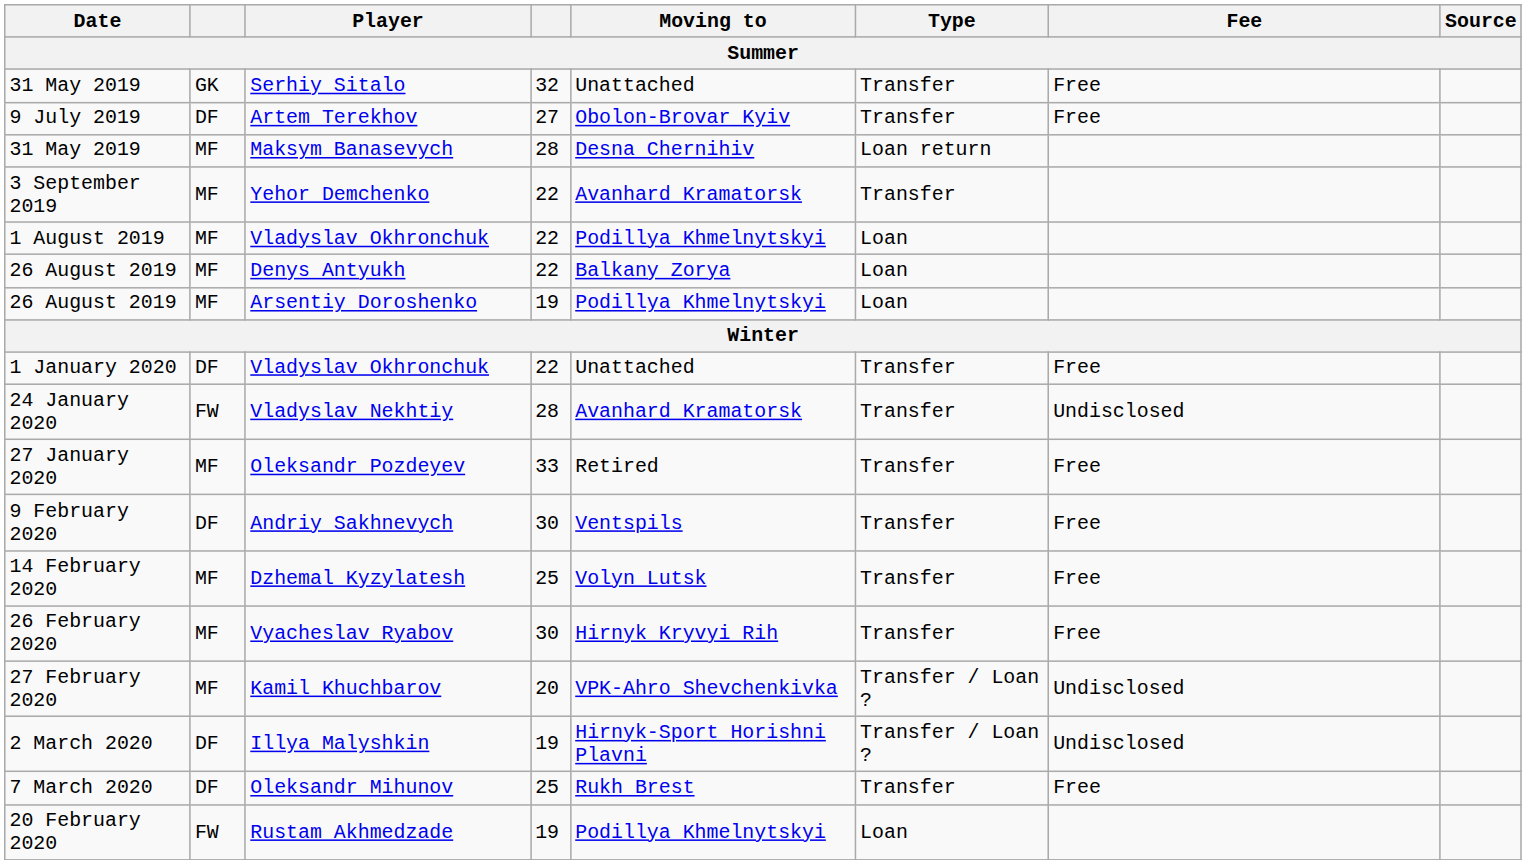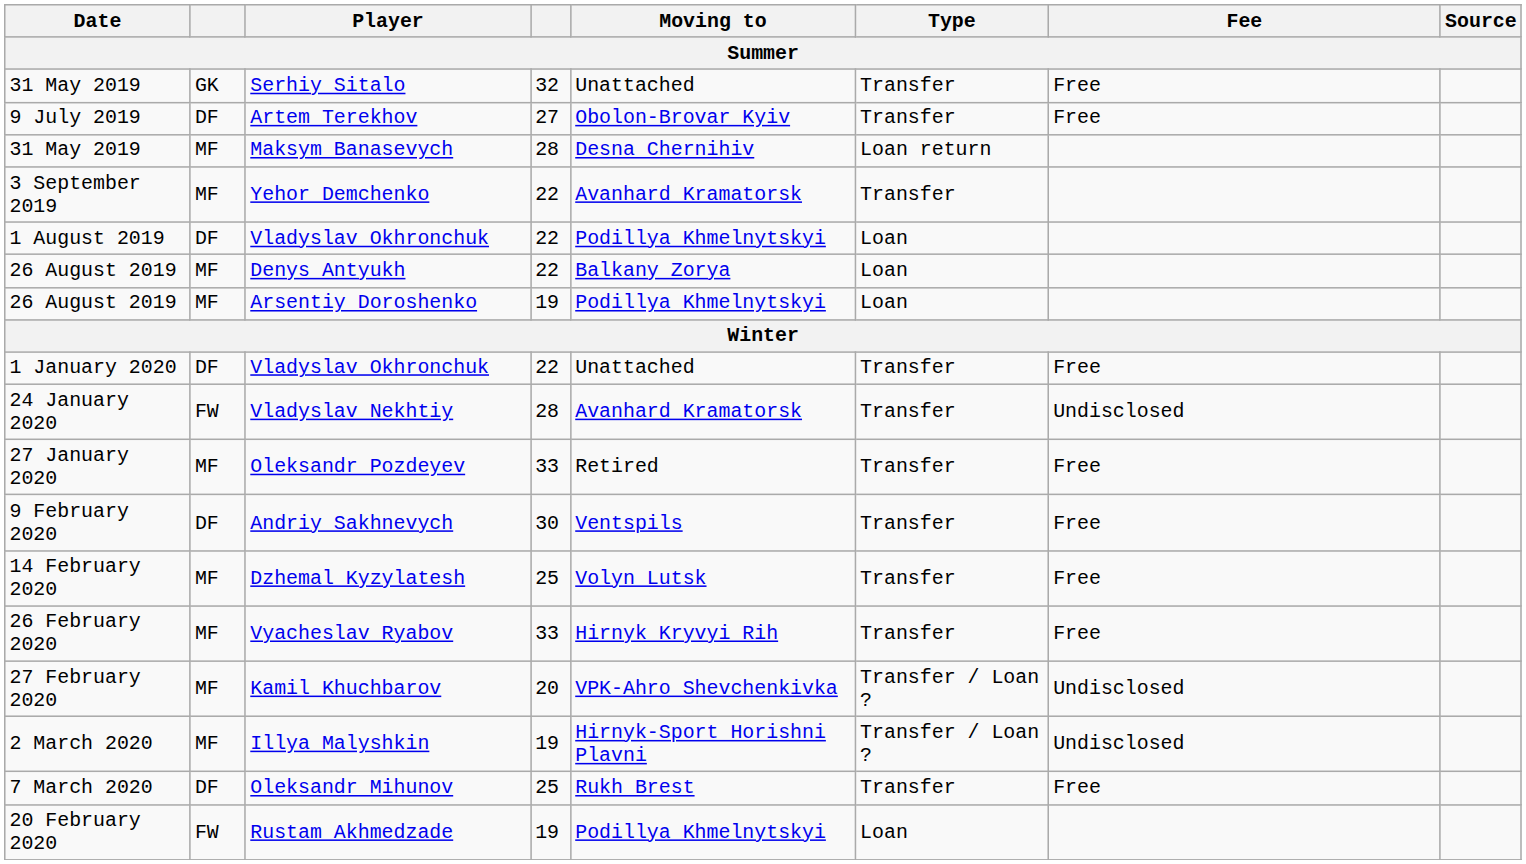(207, 238) MF -> (207, 238) DF
(547, 633) 30 -> (547, 633) 33
(207, 744) DF -> (207, 744) MF
